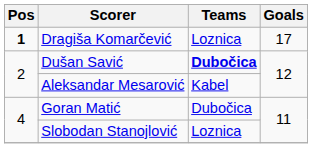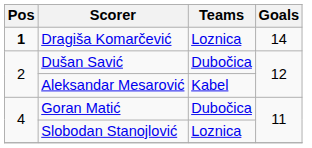(284, 39) 17 -> (279, 39) 14
(224, 62) bold -> (222, 62) normal
